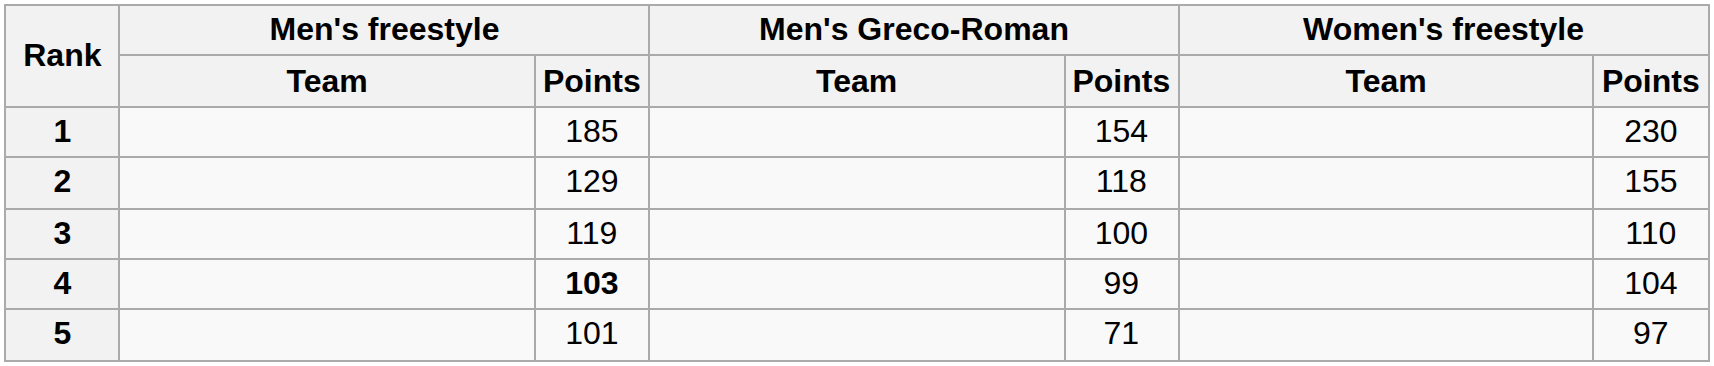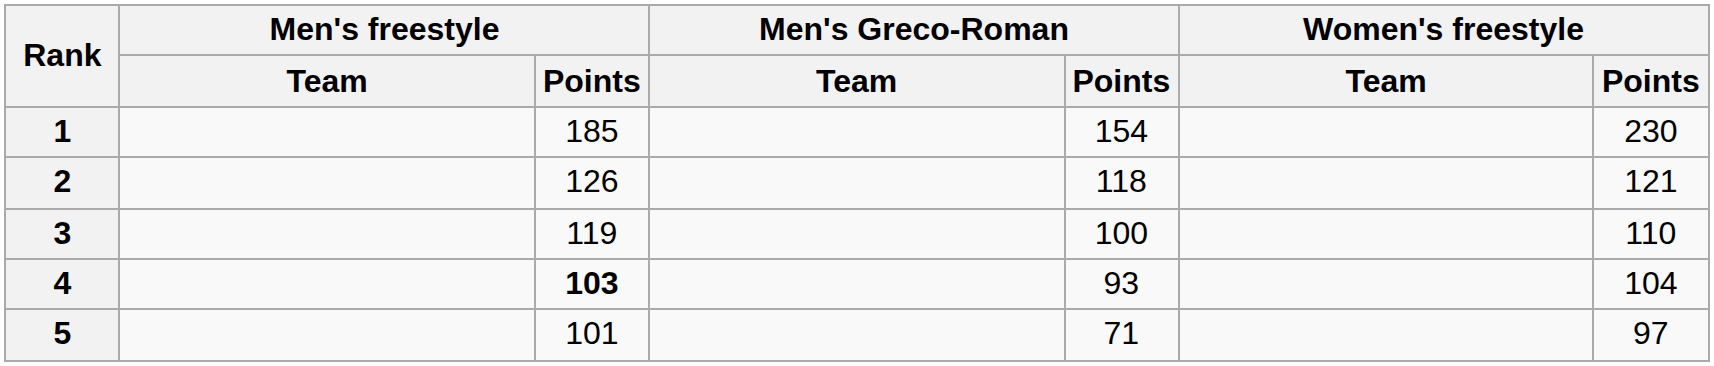(592, 182) 129 -> (592, 182) 126
(1651, 182) 155 -> (1651, 182) 121
(1121, 283) 99 -> (1121, 283) 93
